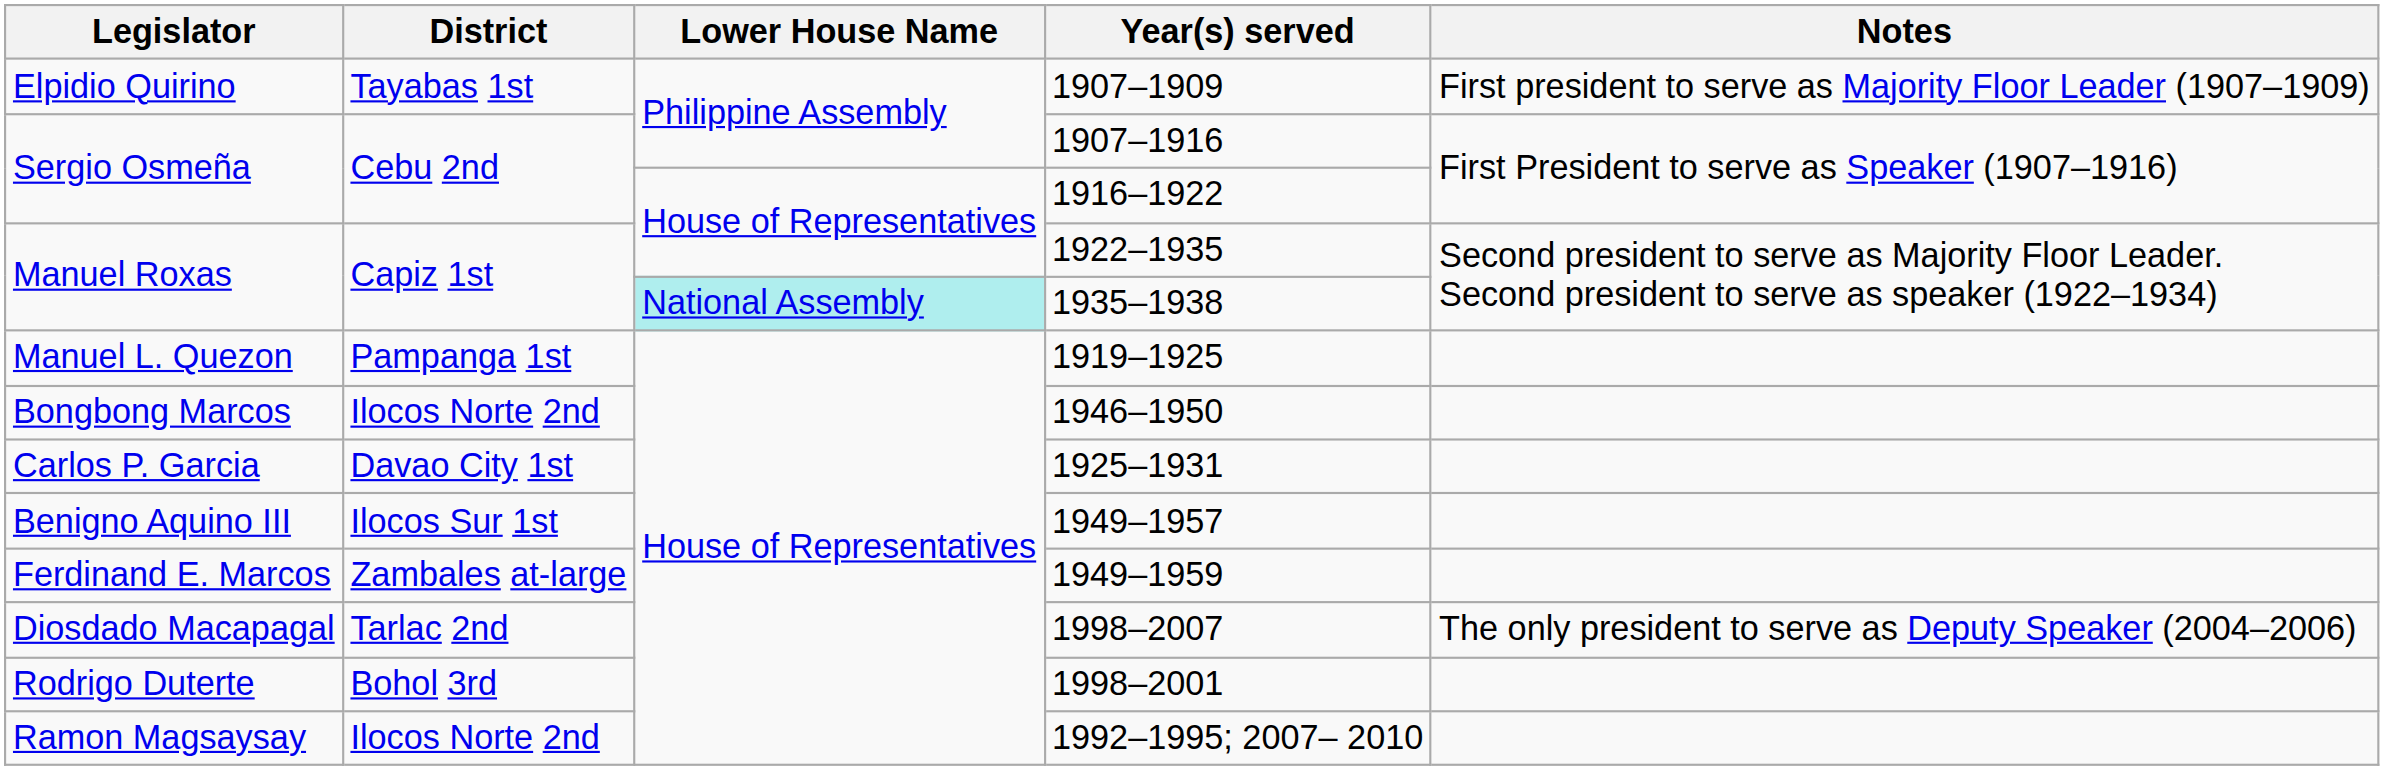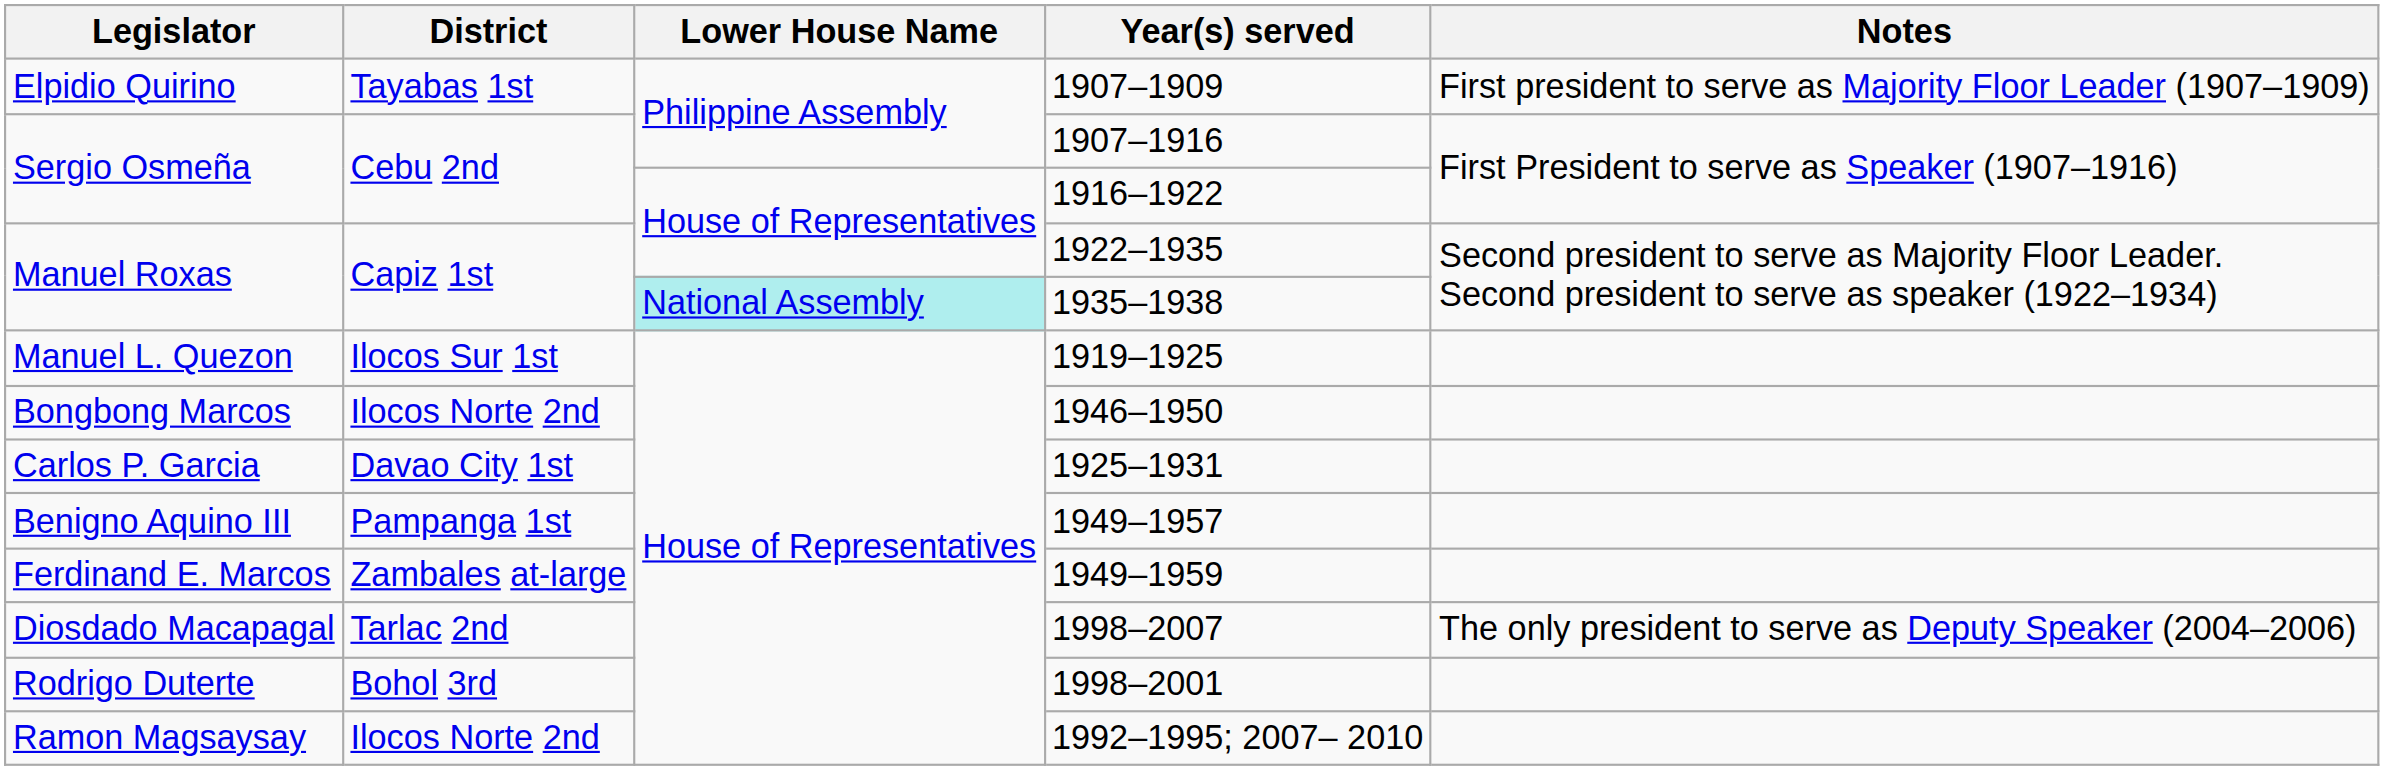(461, 357) Pampanga 1st -> (454, 357) Ilocos Sur 1st
(454, 520) Ilocos Sur 1st -> (461, 520) Pampanga 1st
